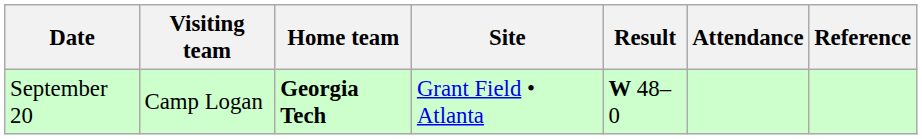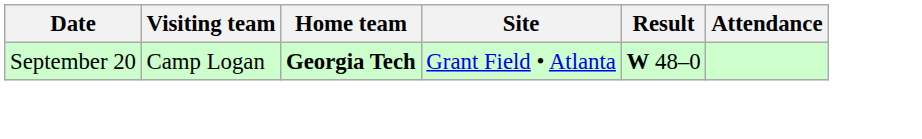- column: (863, 36)
